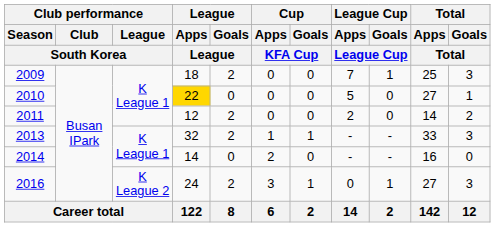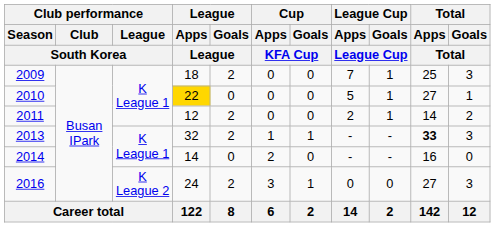(390, 95) 0 -> (390, 95) 1
(390, 116) 0 -> (390, 116) 1
(430, 136) normal -> (430, 136) bold
(390, 184) 1 -> (390, 184) 0
